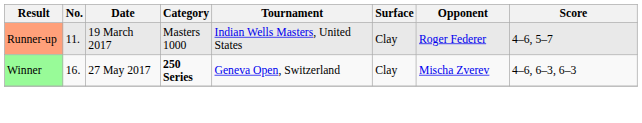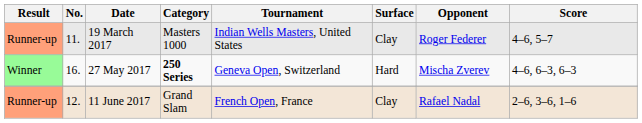(386, 70) Clay -> (387, 70) Hard
+ row: (119, 102)
